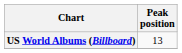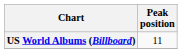(157, 40) 13 -> (157, 40) 11
